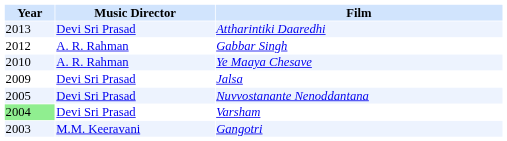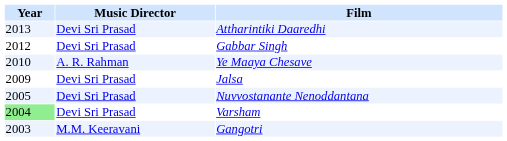(92, 45) A. R. Rahman -> (96, 45) Devi Sri Prasad
